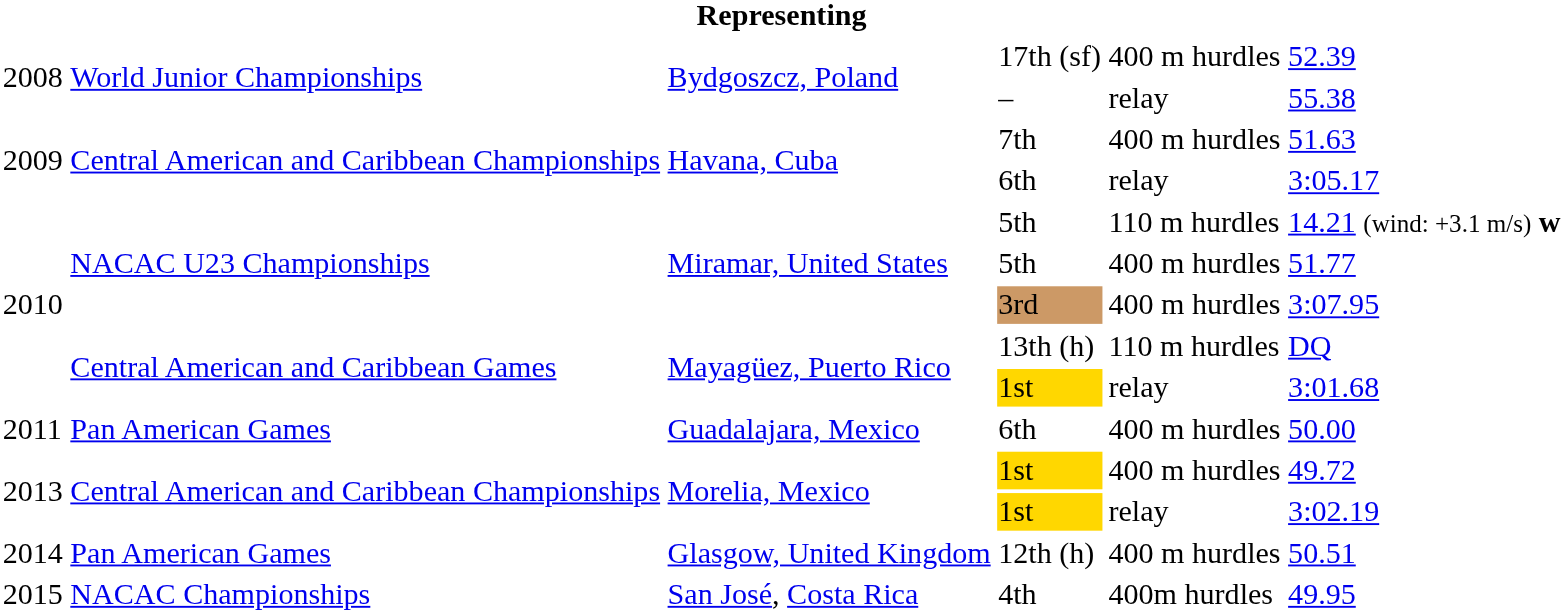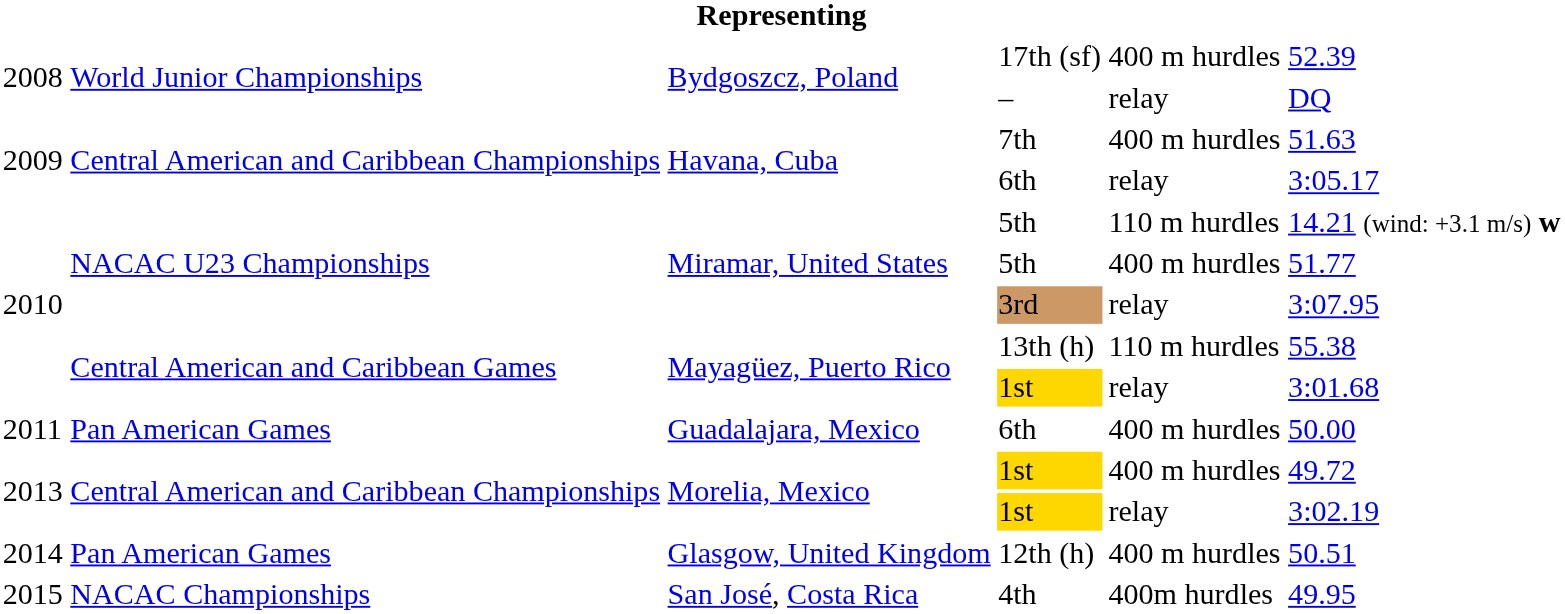(1322, 97) 55.38 -> (1310, 97) DQ
(1195, 304) 400 m hurdles -> (1139, 304) relay
(1310, 346) DQ -> (1322, 346) 55.38
